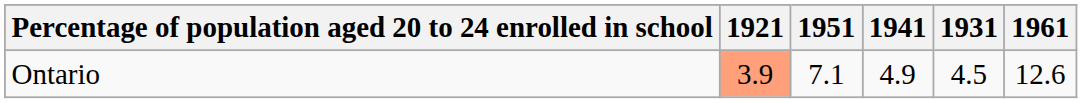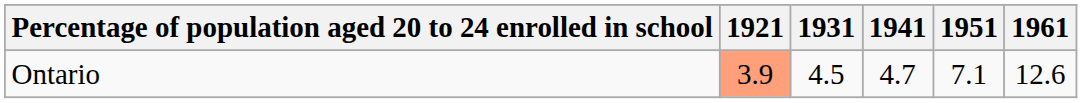columns swapped: (969, 27) <-> (826, 27)
(898, 73) 4.9 -> (898, 73) 4.7
